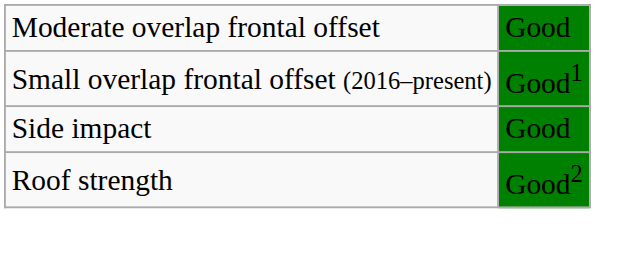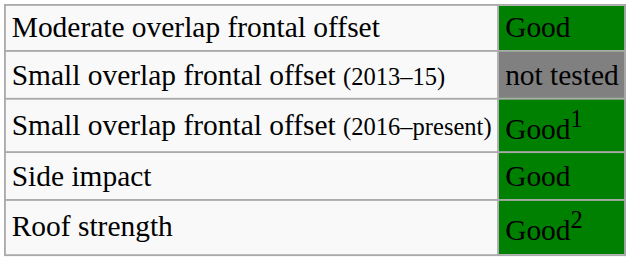+ row: (228, 74)
